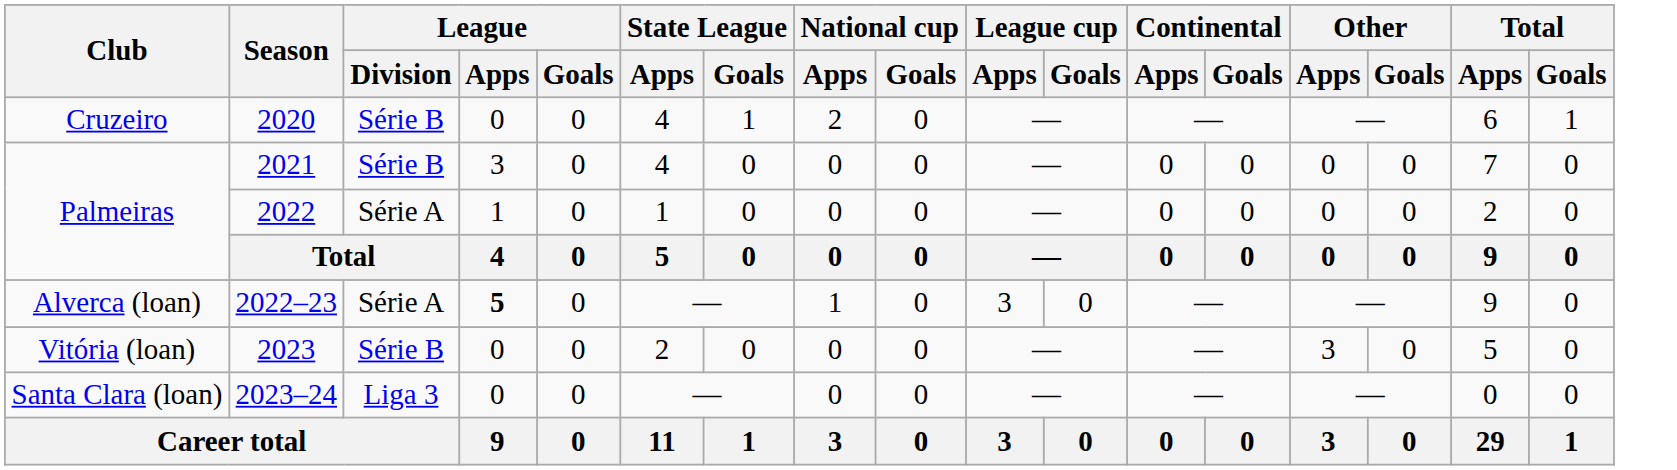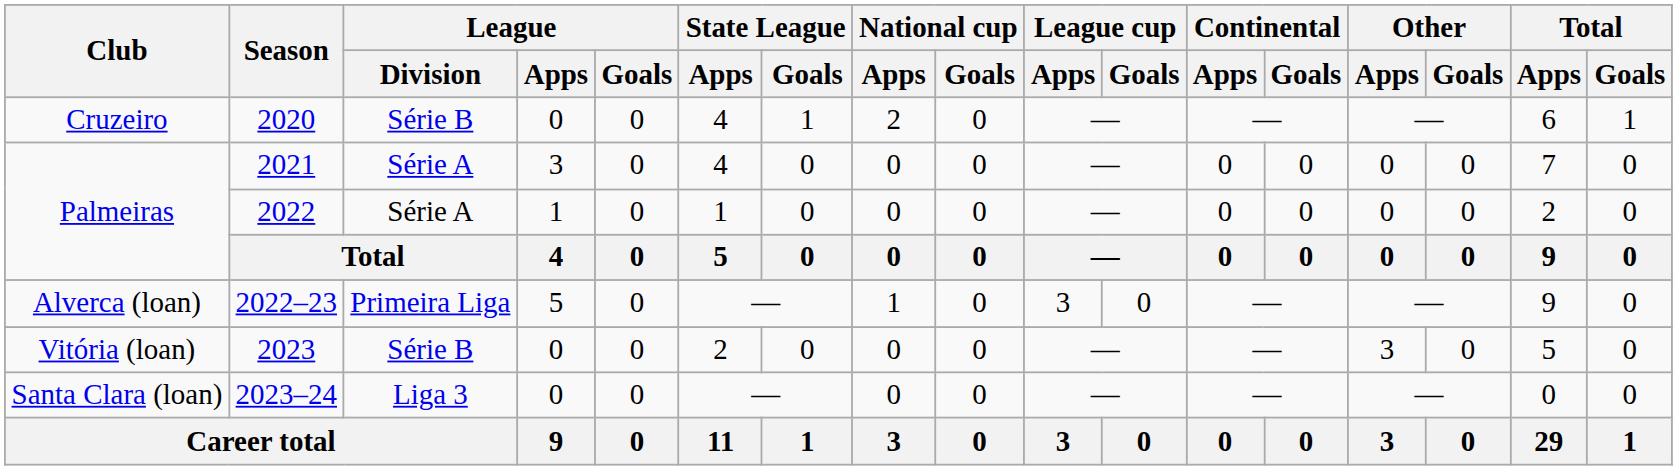(401, 165) Série B -> (430, 165) Série A
(401, 303) Série A -> (430, 303) Primeira Liga
(497, 303) bold -> (556, 303) normal
